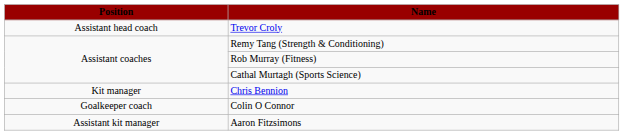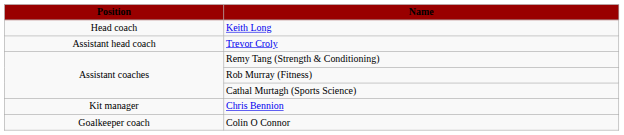+ row: (249, 28)
- row: (266, 122)
